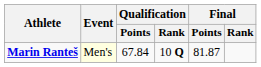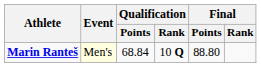(135, 53) 67.84 -> (135, 53) 68.84
(207, 53) 81.87 -> (207, 53) 88.80
